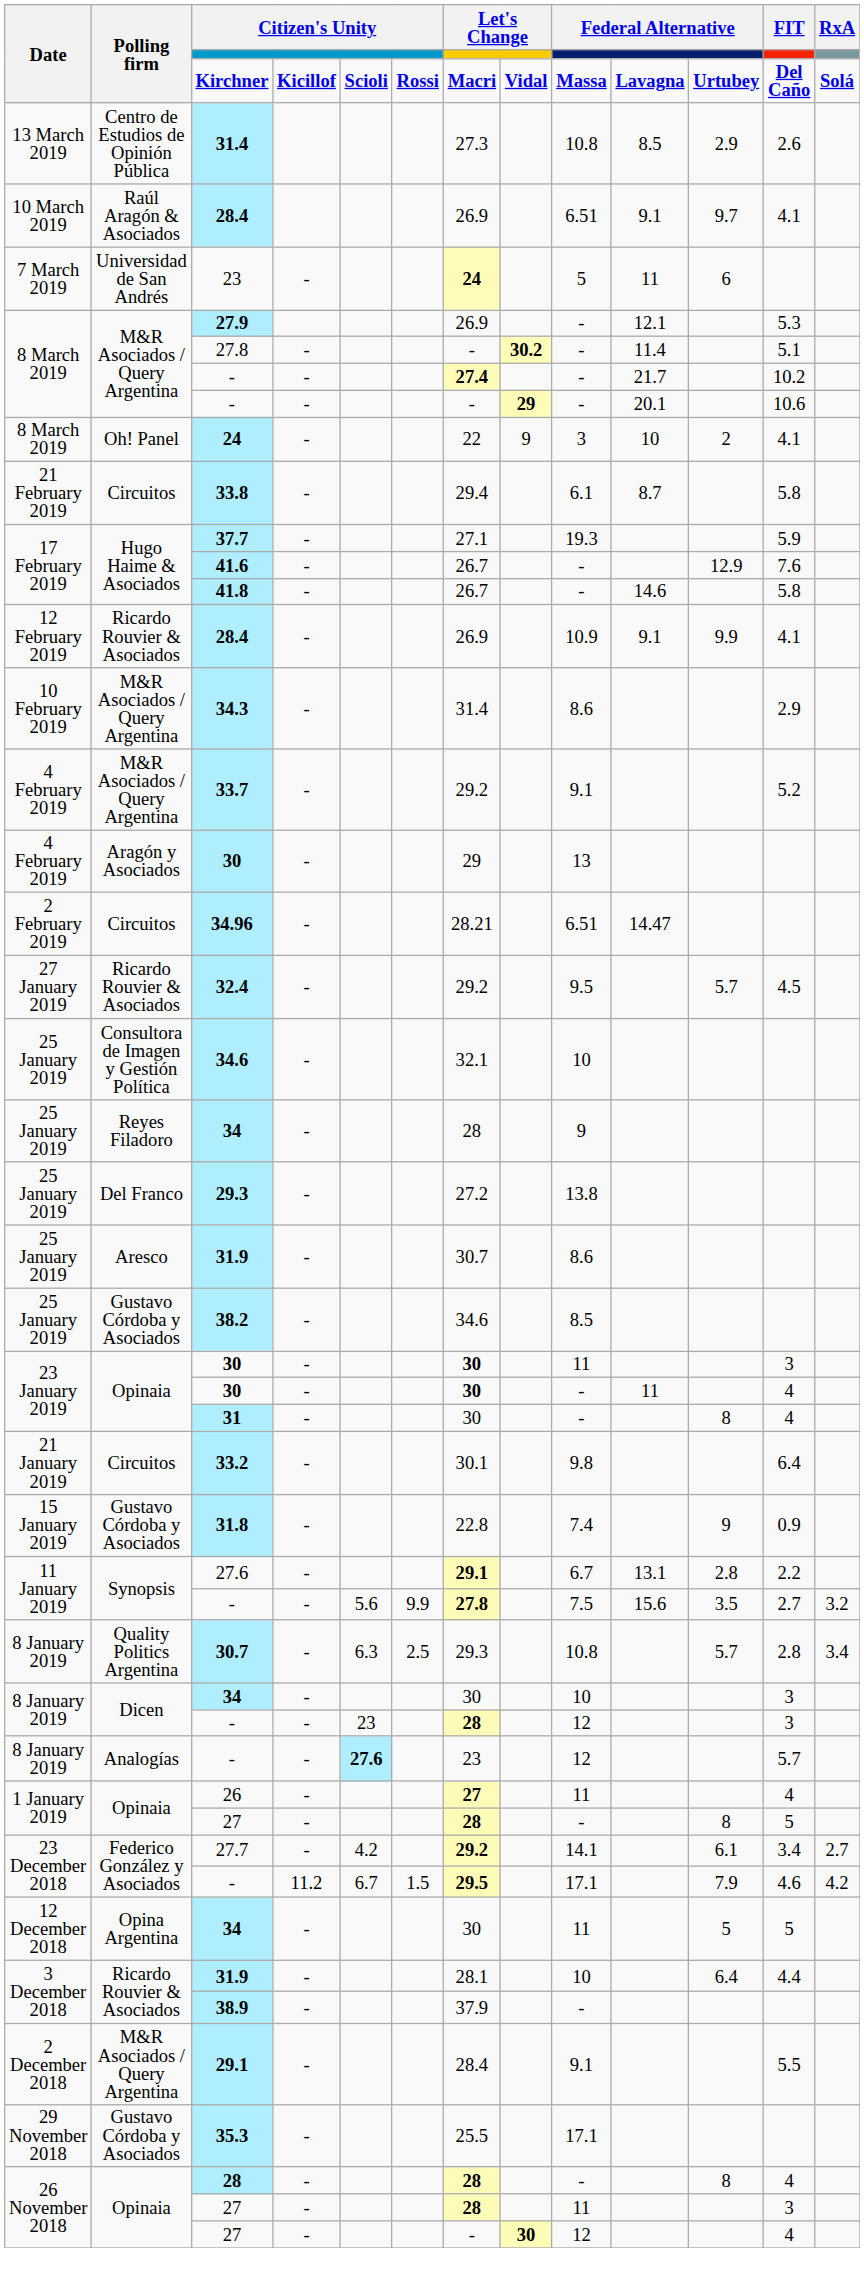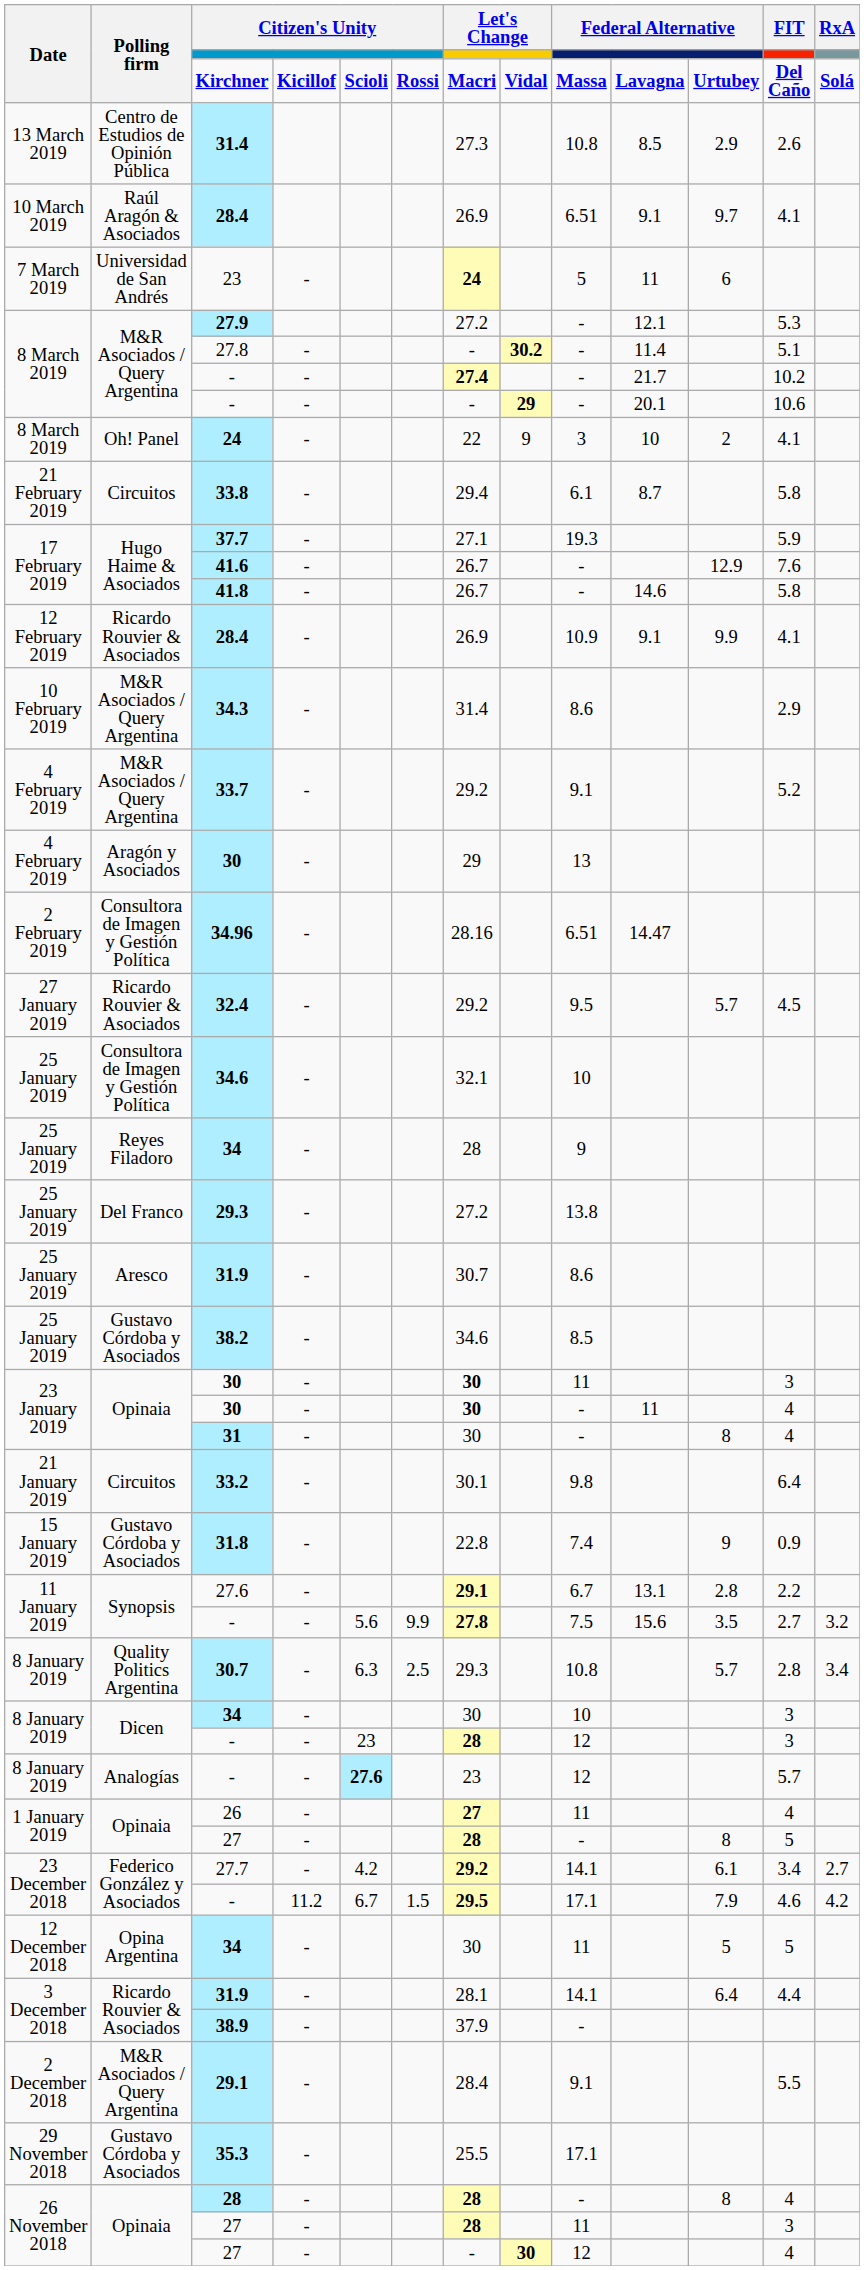(472, 324) 26.9 -> (472, 324) 27.2
(141, 924) Circuitos -> (141, 933) Consultora de Imagen y Gestión Política
(472, 924) 28.21 -> (472, 933) 28.16
(581, 1976) 10 -> (581, 1994) 14.1
